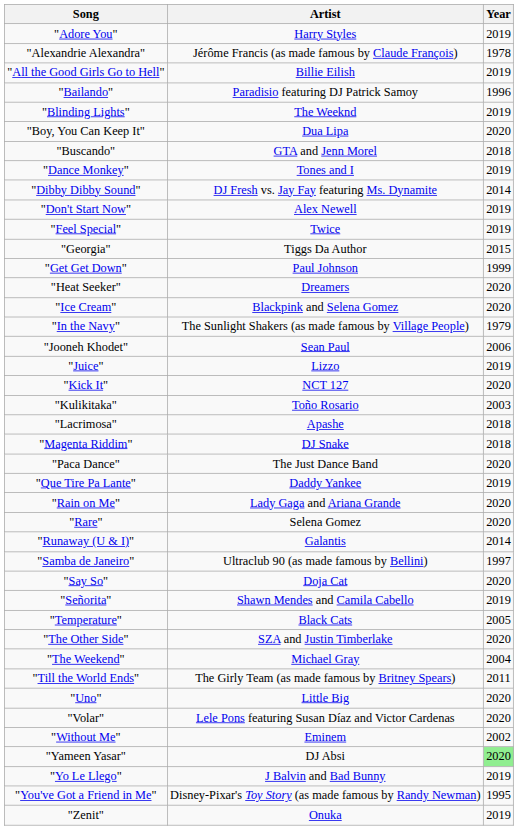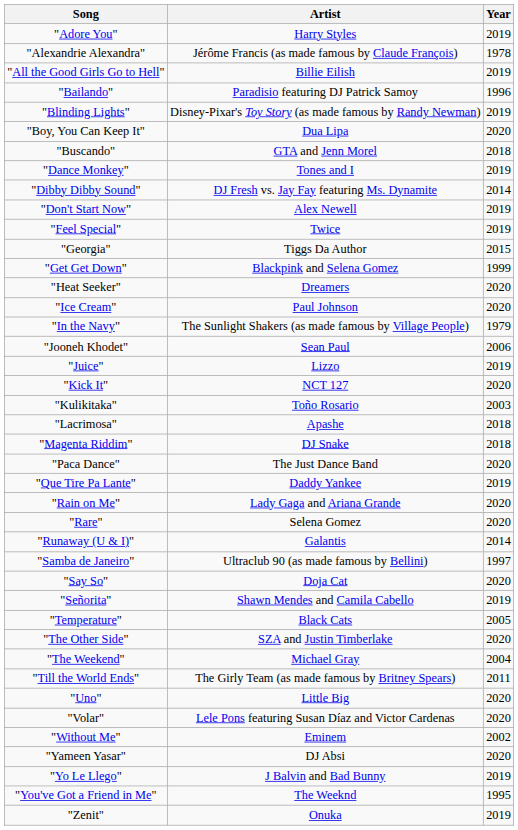(325, 111) The Weeknd -> (325, 111) Disney-Pixar's Toy Story (as made famous by Randy Newman)
(325, 268) Paul Johnson -> (325, 268) Blackpink and Selena Gomez
(325, 307) Blackpink and Selena Gomez -> (325, 307) Paul Johnson
(499, 756) lightgreen background -> (499, 756) no background
(325, 795) Disney-Pixar's Toy Story (as made famous by Randy Newman) -> (325, 795) The Weeknd
